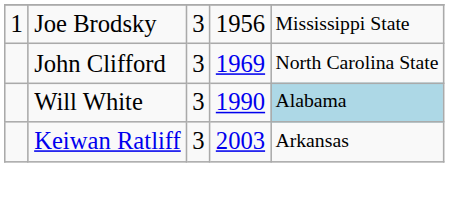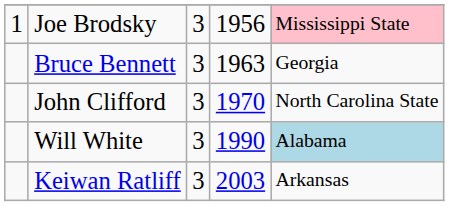(343, 24) no background -> (343, 24) pink background
+ row: (105, 63)
(240, 63) 1969 -> (240, 102) 1970
